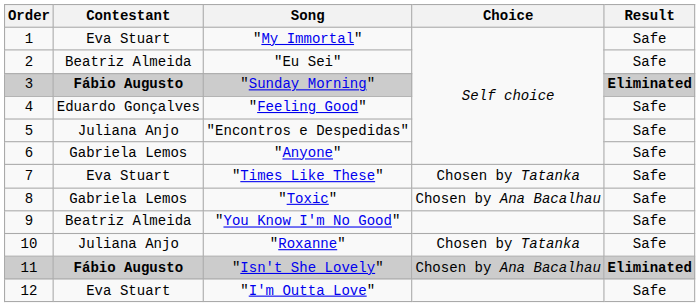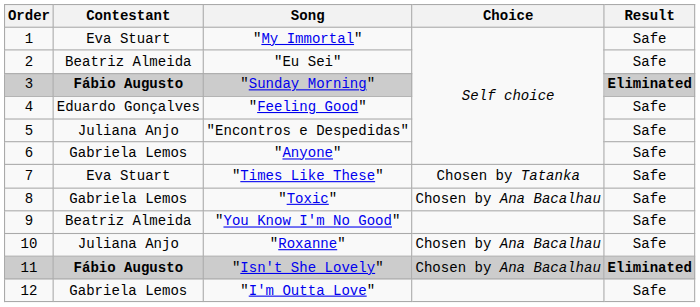(508, 245) Chosen by Tatanka -> (508, 245) Chosen by Ana Bacalhau
(128, 291) Eva Stuart -> (128, 291) Gabriela Lemos
